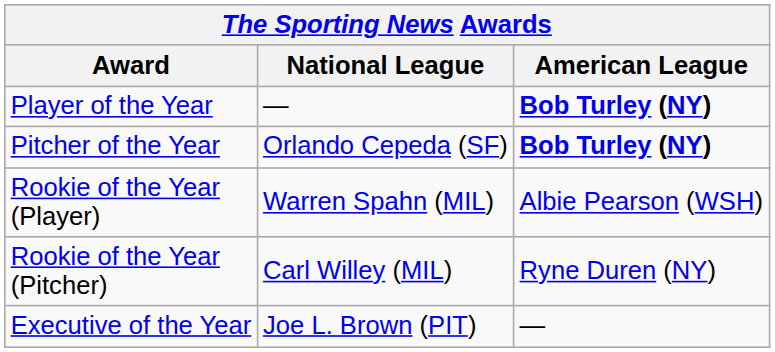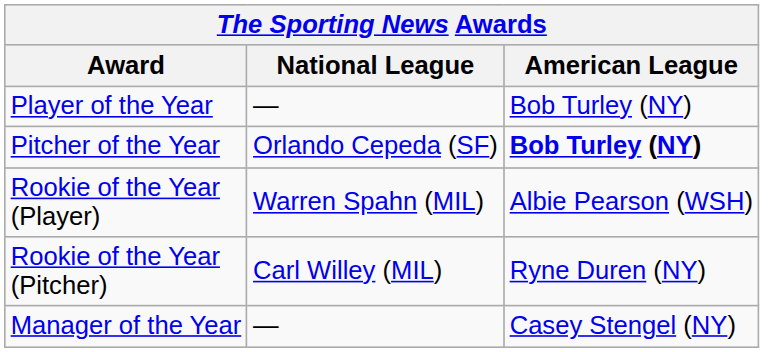(615, 106) bold -> (601, 106) normal
+ row: (126, 326)
- row: (131, 326)
